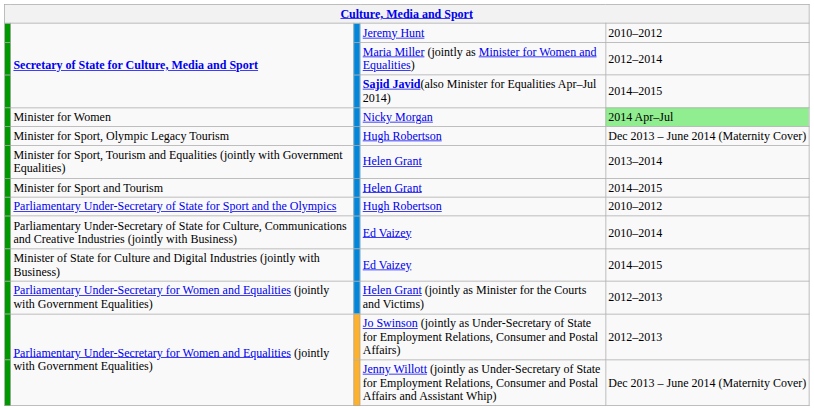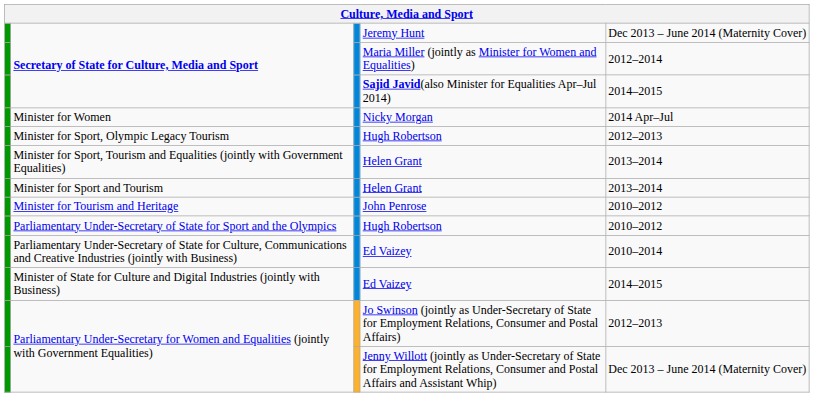(635, 33) 2010–2012 -> (707, 33) Dec 2013 – June 2014 (Maternity Cover)
(641, 117) lightgreen background -> (641, 117) no background
(707, 136) Dec 2013 – June 2014 (Maternity Cover) -> (635, 136) 2012–2013
(635, 187) 2014–2015 -> (635, 187) 2013–2014
+ row: (96, 206)
- row: (171, 297)
